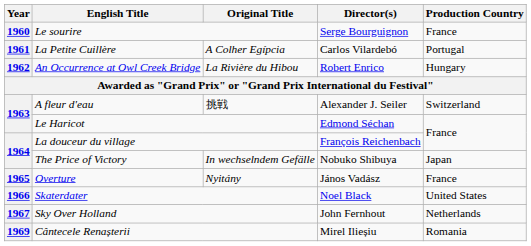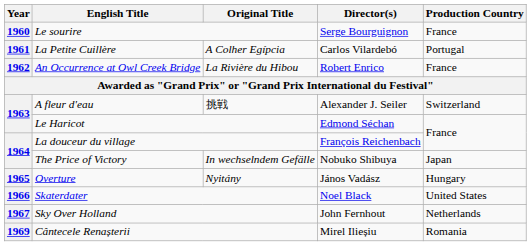(446, 67) Hungary -> (441, 67) France
(441, 177) France -> (446, 177) Hungary
